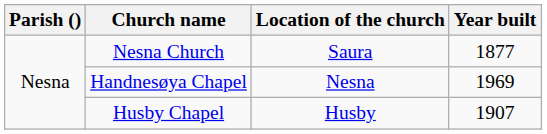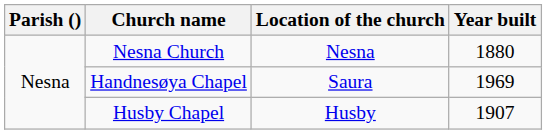(350, 50) Saura -> (350, 50) Nesna
(495, 50) 1877 -> (495, 50) 1880
(350, 81) Nesna -> (350, 81) Saura
